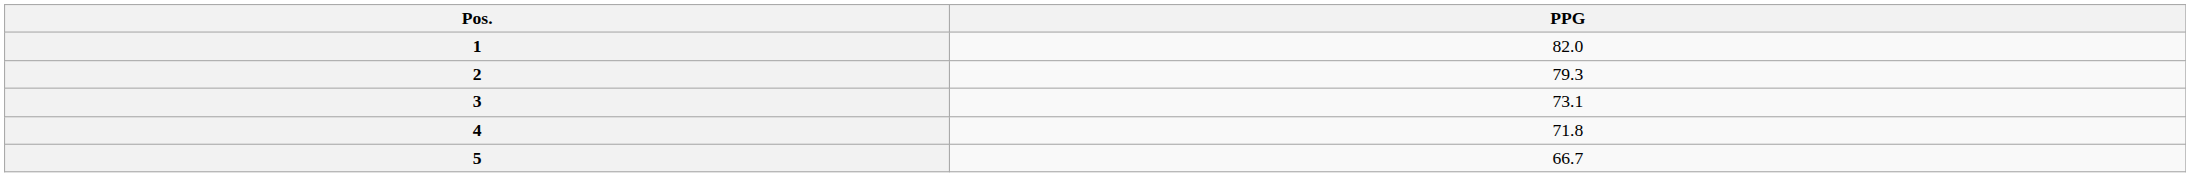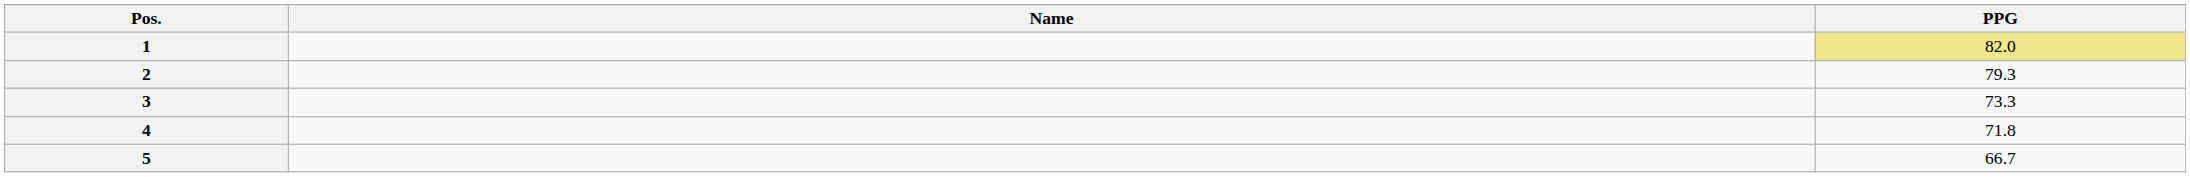+ column: (1052, 18)
(1568, 46) no background -> (2000, 46) khaki background
(1568, 102) 73.1 -> (2000, 102) 73.3
